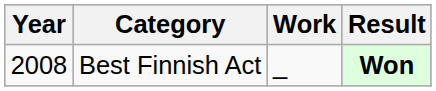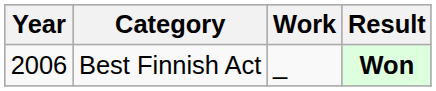(39, 65) 2008 -> (39, 65) 2006
